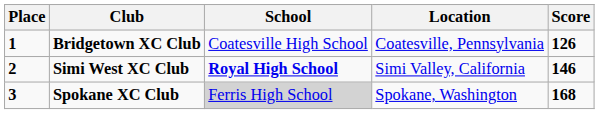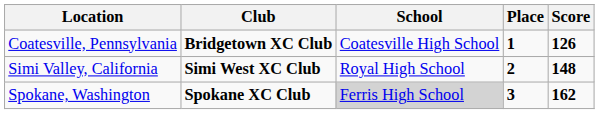columns swapped: (27, 17) <-> (460, 17)
(273, 69) bold -> (402, 69) normal
(564, 69) 146 -> (564, 69) 148
(564, 95) 168 -> (564, 95) 162
